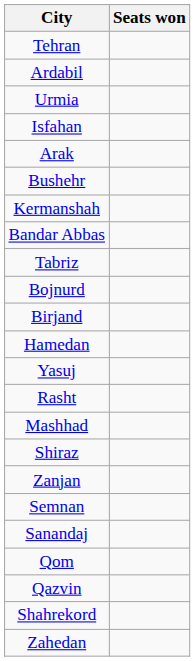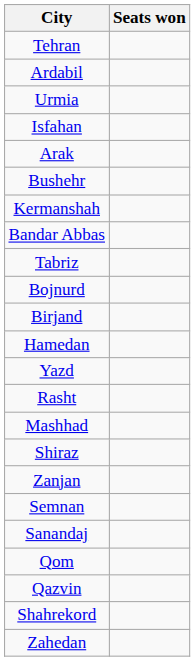- row: (57, 371)
+ row: (57, 371)
